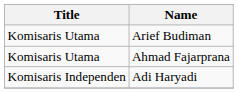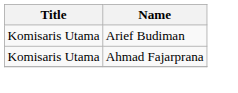- row: (165, 77)
